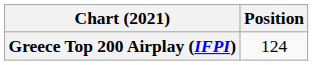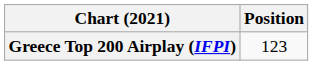(274, 45) 124 -> (274, 45) 123
